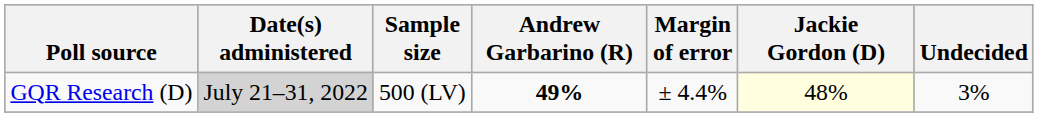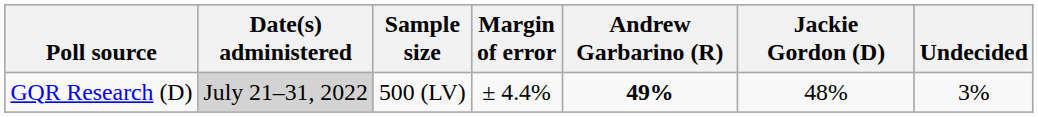columns swapped: (693, 38) <-> (559, 38)
(826, 91) lightyellow background -> (826, 91) no background
